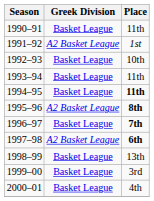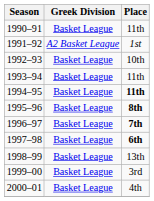(83, 108) A2 Basket League -> (83, 108) Basket League
(83, 140) A2 Basket League -> (83, 140) Basket League
